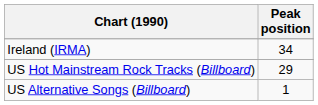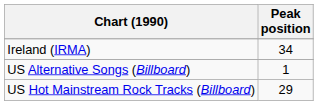rows swapped: (99, 89) <-> (131, 69)
